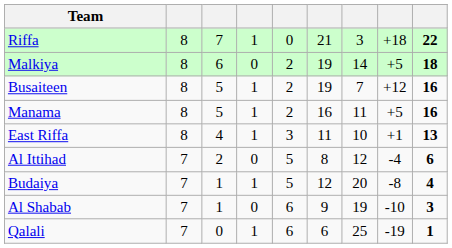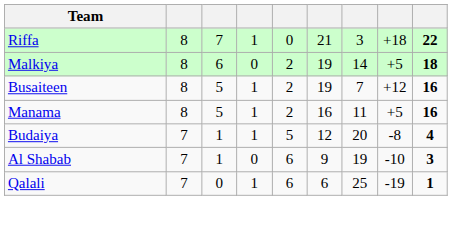- row: (38, 135)
- row: (37, 159)
